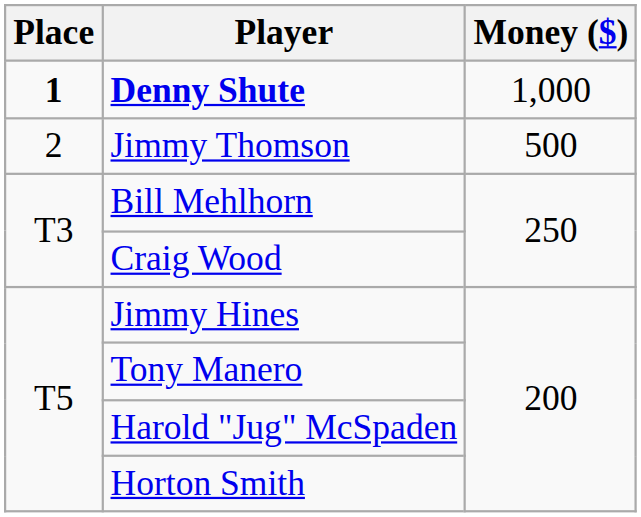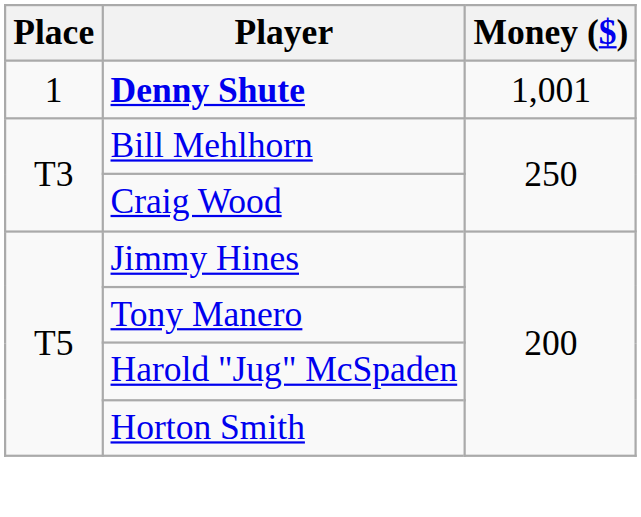(54, 88) bold -> (54, 88) normal
(551, 88) 1,000 -> (551, 88) 1,001
- row: (230, 145)
